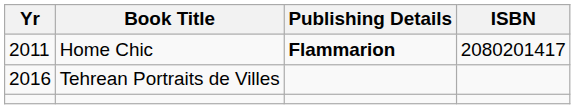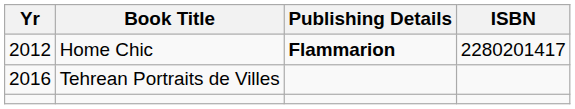(29, 49) 2011 -> (30, 49) 2012
(513, 49) 2080201417 -> (513, 49) 2280201417
